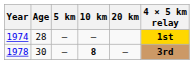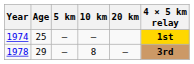(41, 37) 28 -> (41, 37) 25
(41, 52) 30 -> (41, 52) 29
(93, 52) bold -> (93, 52) normal
